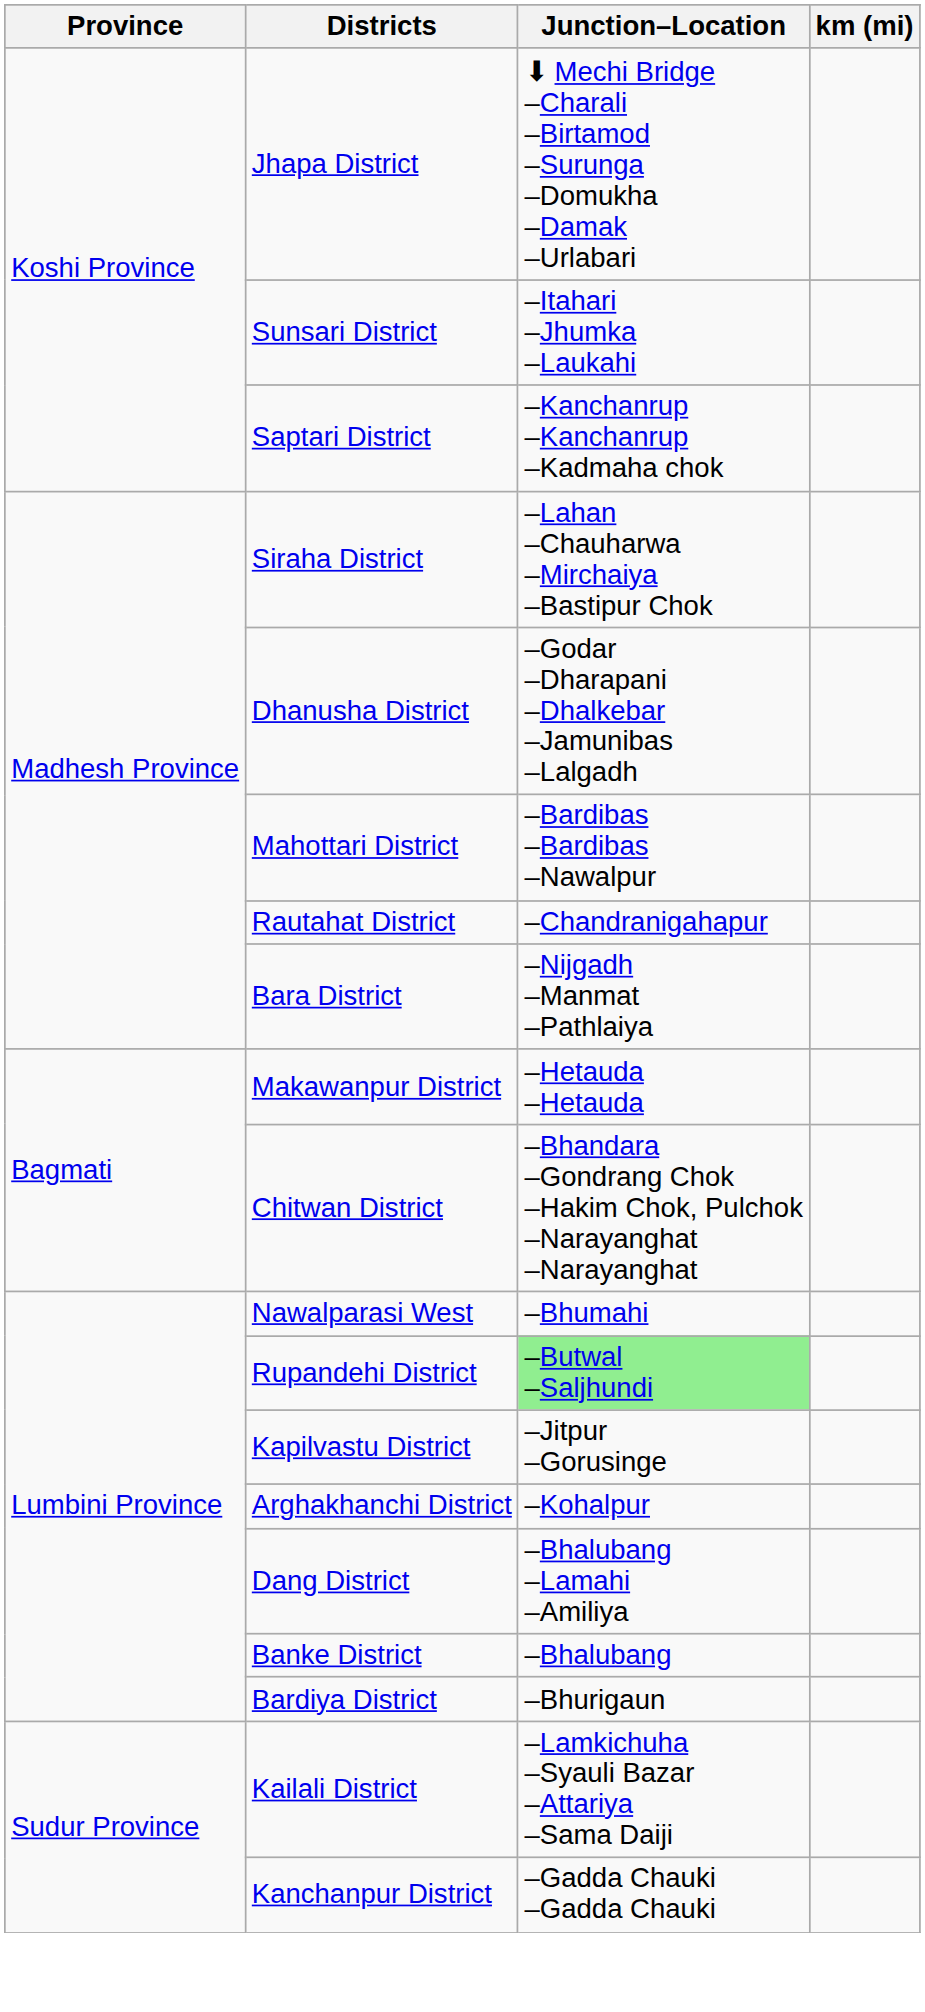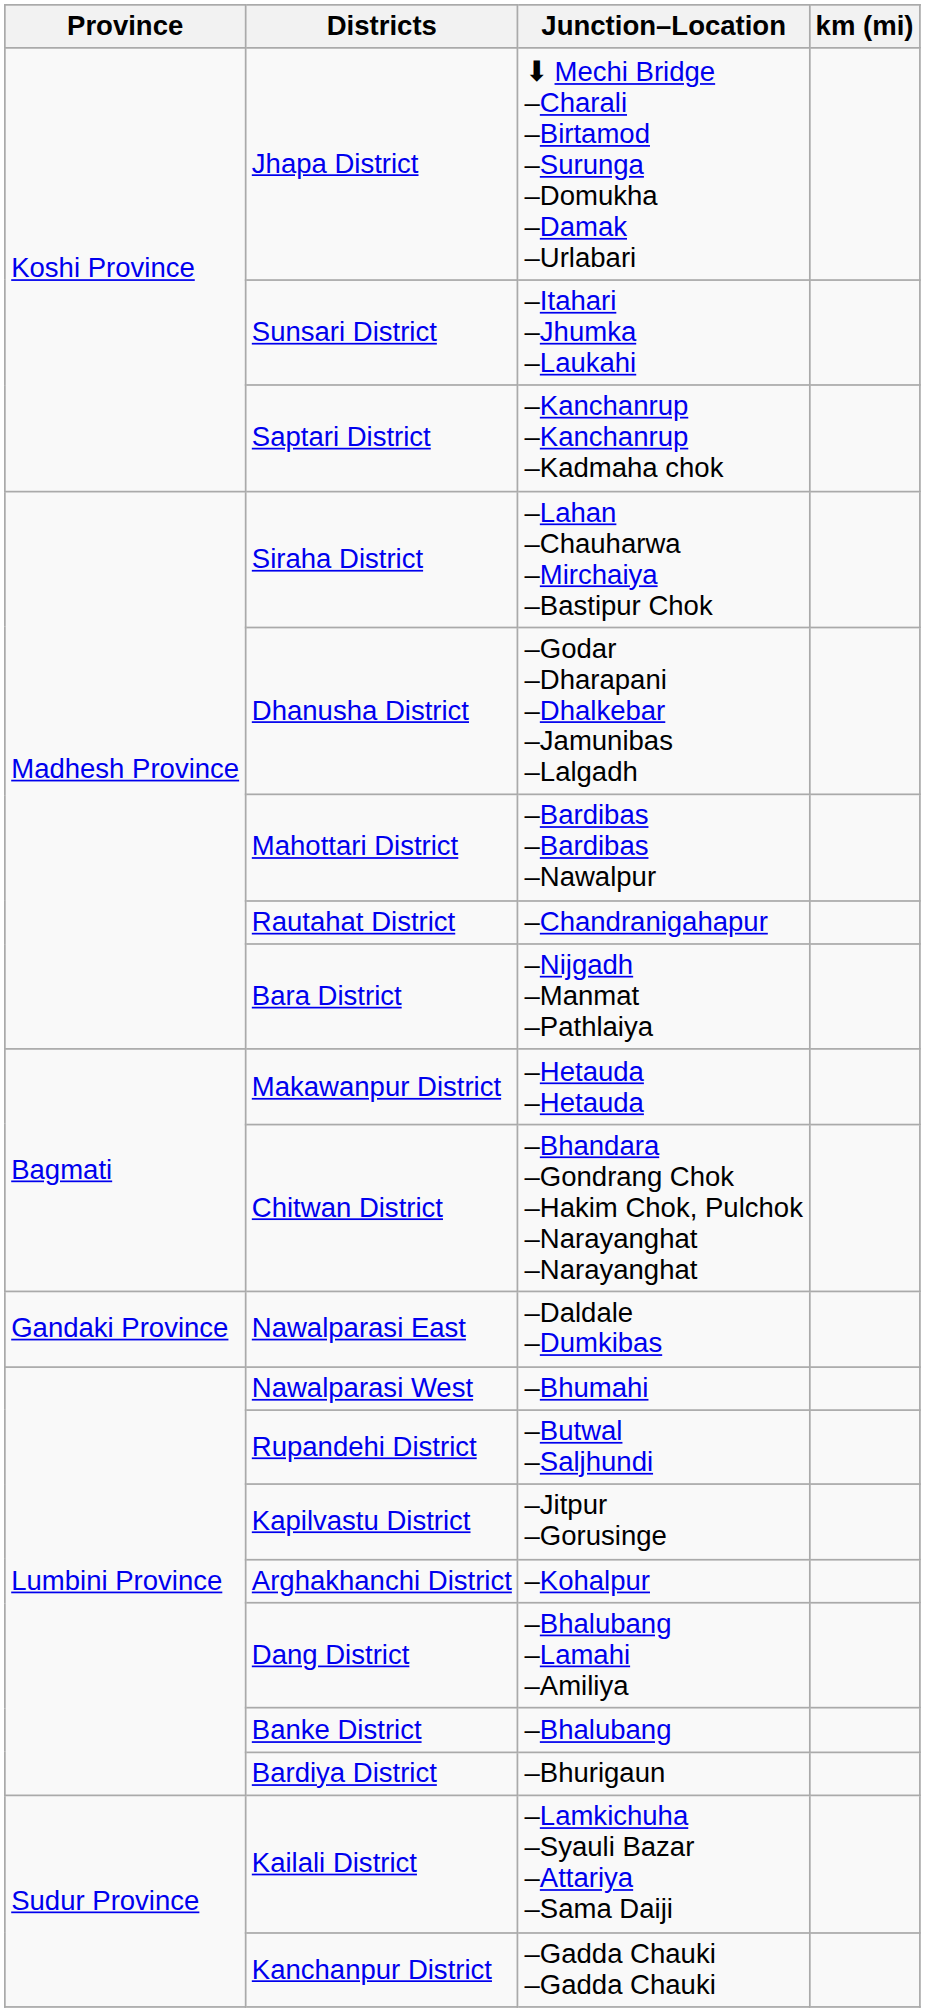+ row: (359, 1328)
(589, 1372) lightgreen background -> (589, 1446) no background
